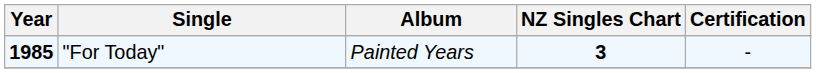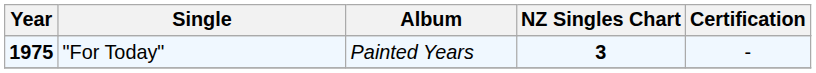(31, 51) 1985 -> (31, 51) 1975
